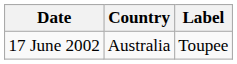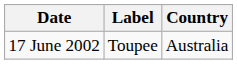columns swapped: (139, 18) <-> (203, 18)
